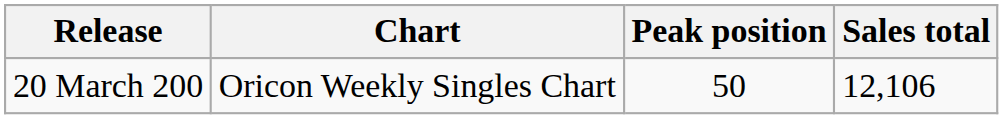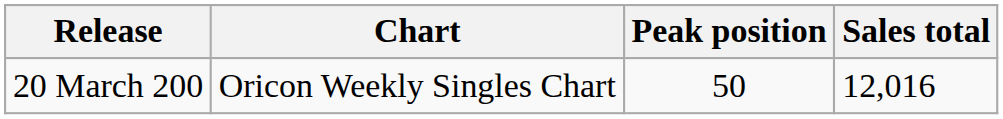(889, 85) 12,106 -> (889, 85) 12,016
